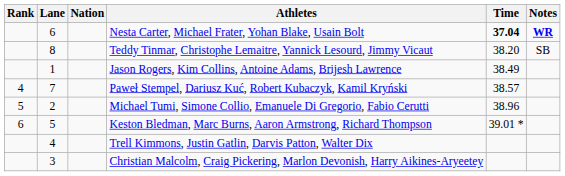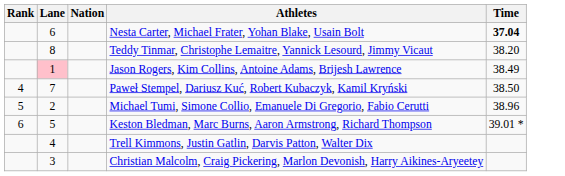- column: (543, 13)
(52, 69) no background -> (52, 69) pink background
(506, 87) 38.57 -> (506, 87) 38.50
